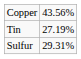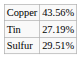(58, 45) 29.31% -> (58, 45) 29.51%
